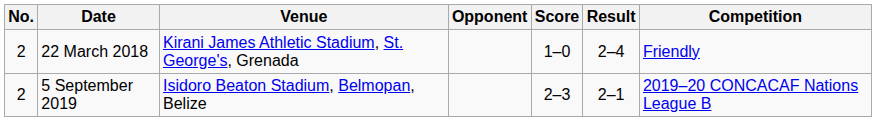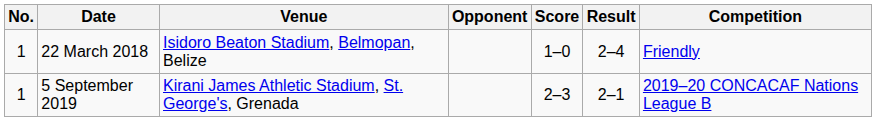(21, 51) 2 -> (21, 51) 1
(283, 51) Kirani James Athletic Stadium, St. George's, Grenada -> (289, 51) Isidoro Beaton Stadium, Belmopan, Belize
(21, 94) 2 -> (21, 94) 1
(289, 94) Isidoro Beaton Stadium, Belmopan, Belize -> (283, 94) Kirani James Athletic Stadium, St. George's, Grenada
